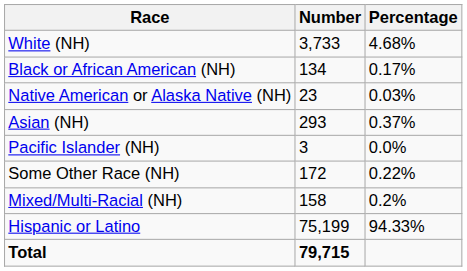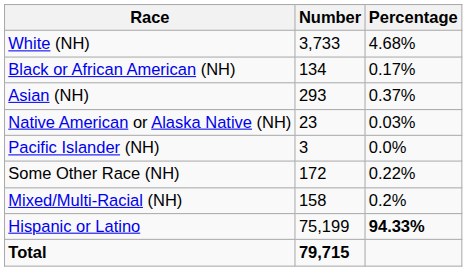rows swapped: (150, 95) <-> (49, 122)
(397, 226) normal -> (397, 226) bold
